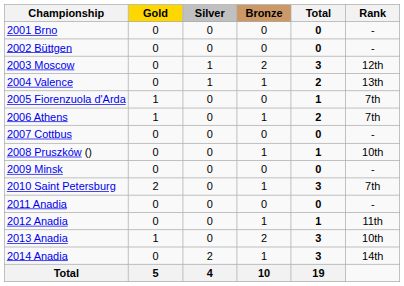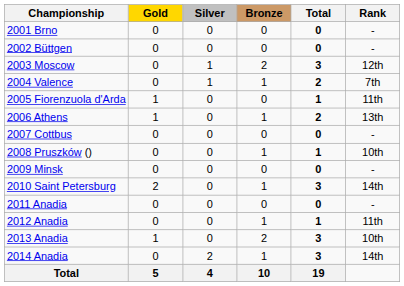(373, 83) 13th -> (373, 83) 7th
(373, 100) 7th -> (373, 100) 11th
(373, 117) 7th -> (373, 117) 13th
(373, 186) 7th -> (373, 186) 14th
